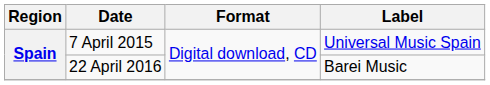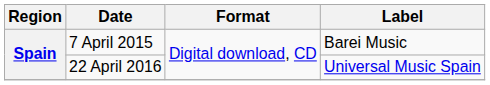(402, 42) Universal Music Spain -> (365, 42) Barei Music
(365, 67) Barei Music -> (402, 67) Universal Music Spain
